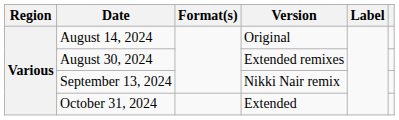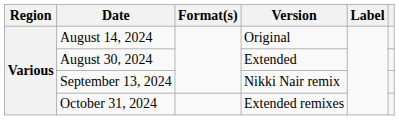(294, 59) Extended remixes -> (270, 59) Extended
(270, 103) Extended -> (294, 103) Extended remixes
